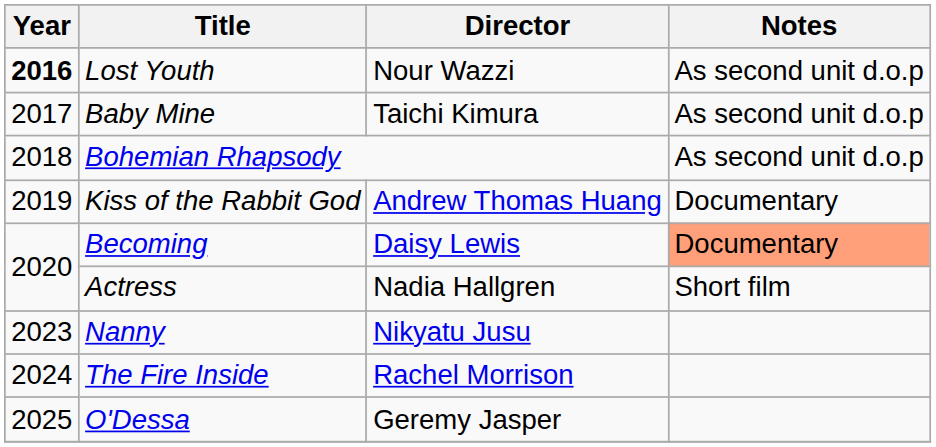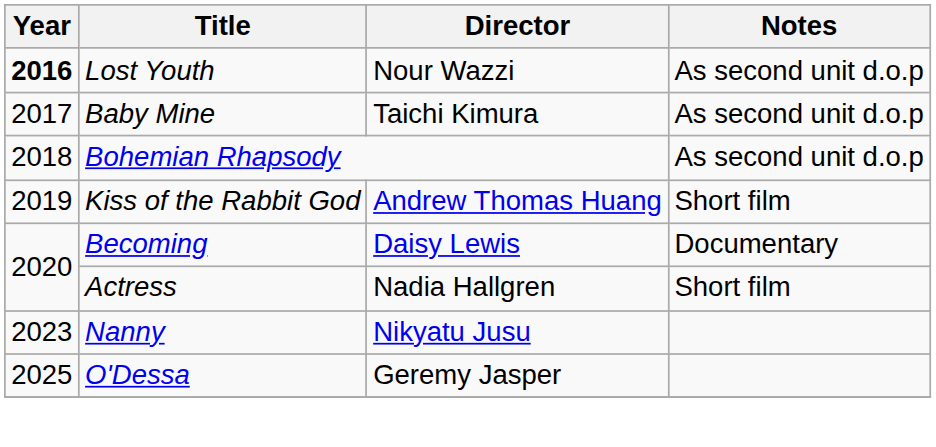(756, 200) Documentary -> (733, 200) Short film
(756, 244) lightsalmon background -> (756, 244) no background
- row: (177, 375)
